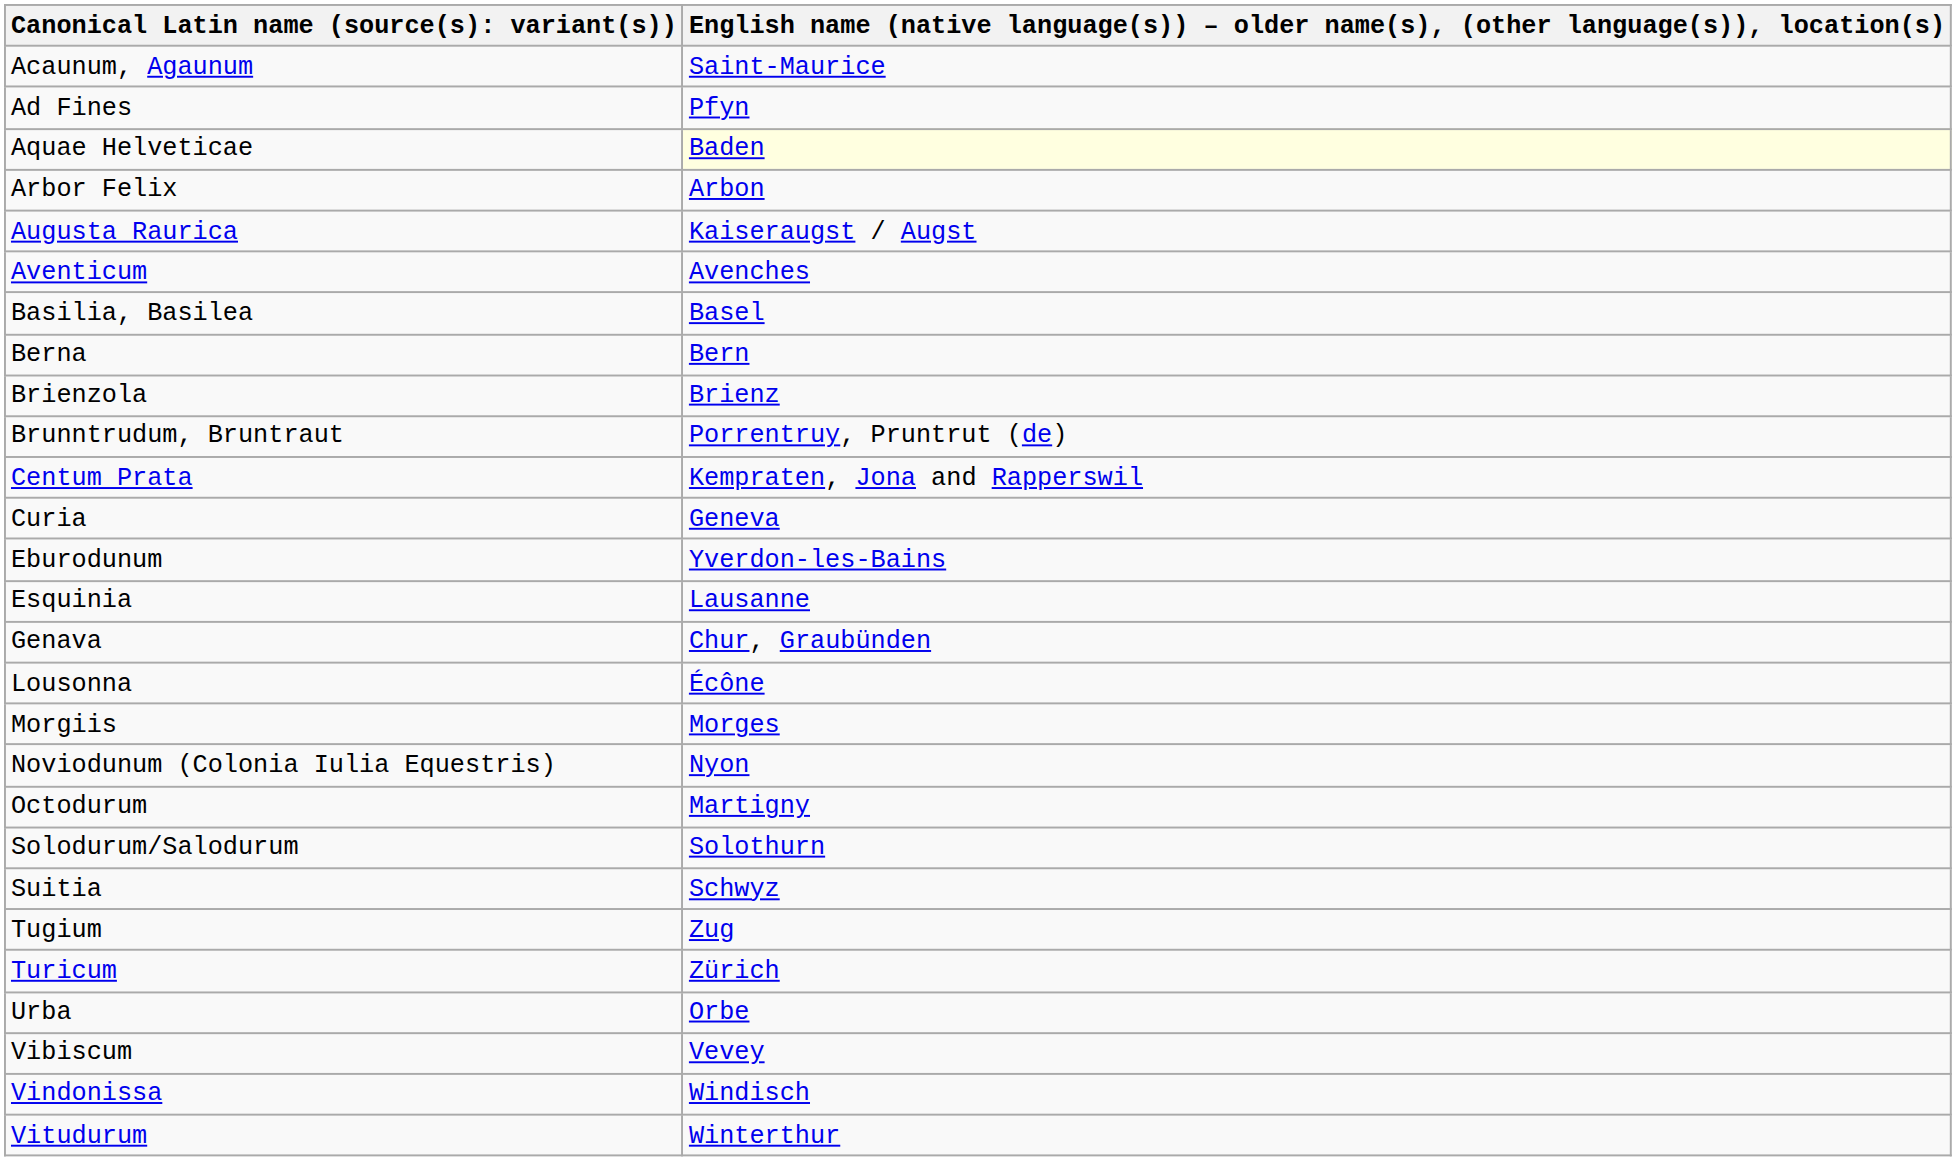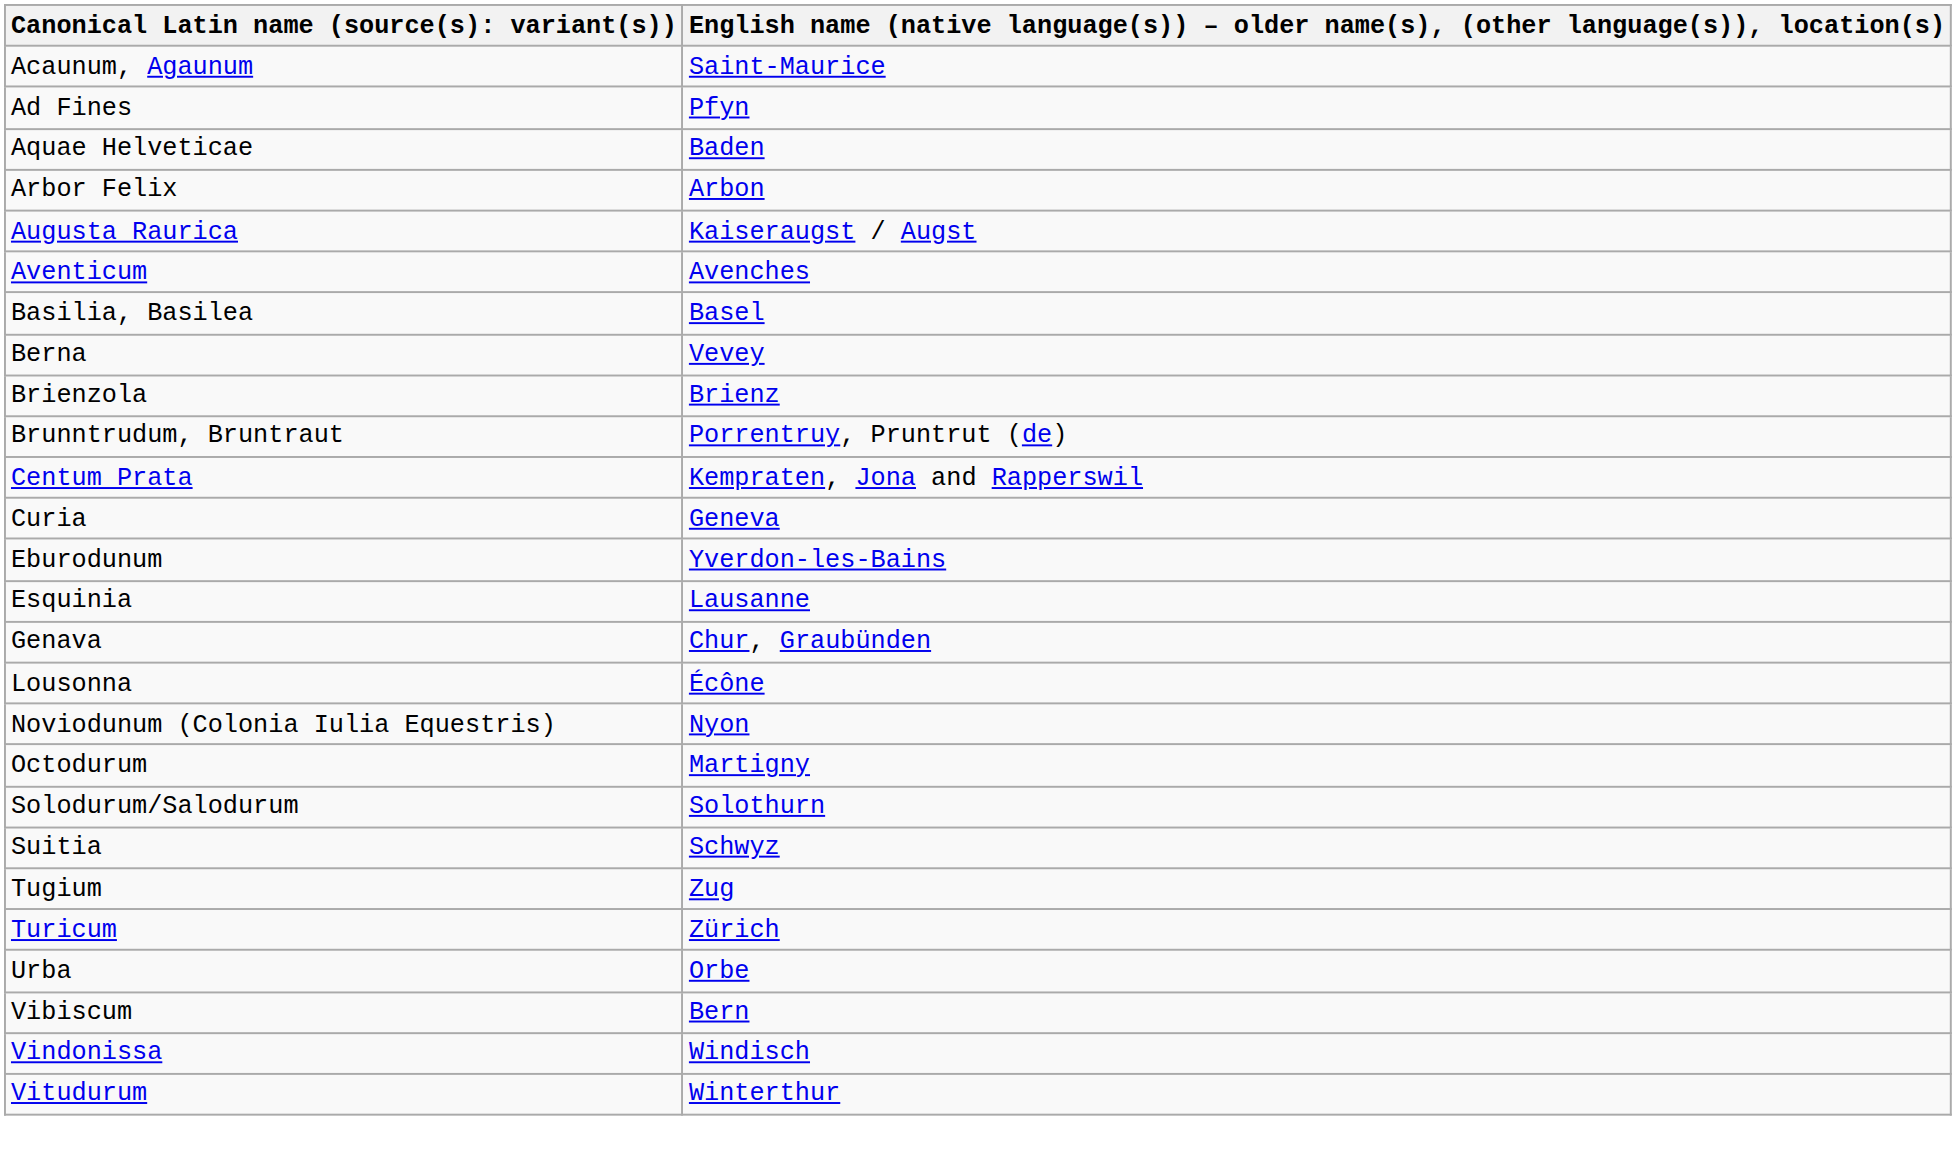(727, 149) lightyellow background -> (727, 149) no background
(719, 354) Bern -> (727, 354) Vevey
- row: (64, 724)
(727, 1053) Vevey -> (719, 1012) Bern
